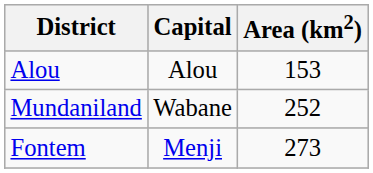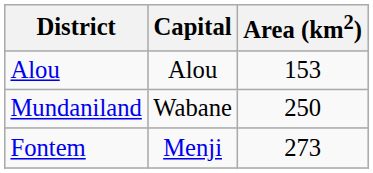(303, 108) 252 -> (303, 108) 250
